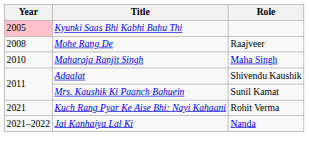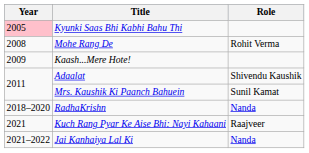(248, 44) Raajveer -> (255, 44) Rohit Verma
+ row: (93, 60)
- row: (99, 60)
+ row: (80, 108)
(255, 108) Rohit Verma -> (248, 124) Raajveer
